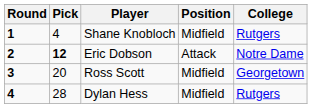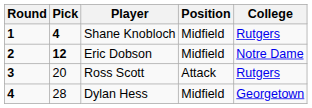(56, 34) normal -> (56, 34) bold
(199, 53) Attack -> (203, 53) Midfield
(203, 73) Midfield -> (199, 73) Attack
(270, 73) Georgetown -> (258, 73) Rutgers
(258, 93) Rutgers -> (270, 93) Georgetown
